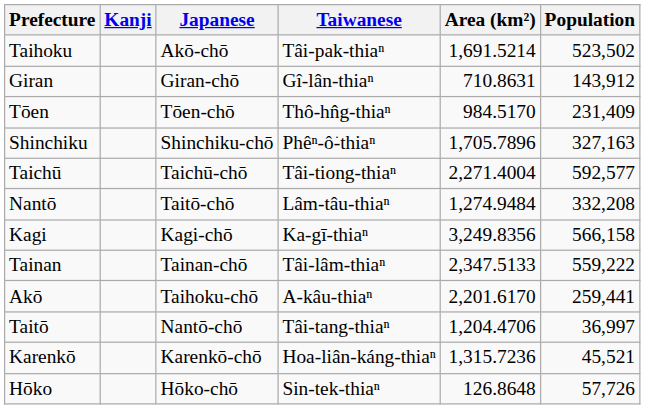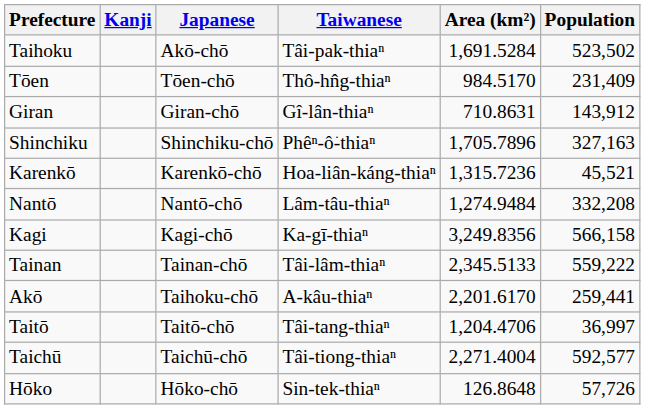(492, 50) 1,691.5214 -> (492, 50) 1,691.5284
rows swapped: (31, 81) <-> (29, 111)
rows swapped: (35, 173) <-> (42, 357)
(198, 204) Taitō-chō -> (201, 204) Nantō-chō
(492, 265) 2,347.5133 -> (492, 265) 2,345.5133
(201, 326) Nantō-chō -> (198, 326) Taitō-chō
